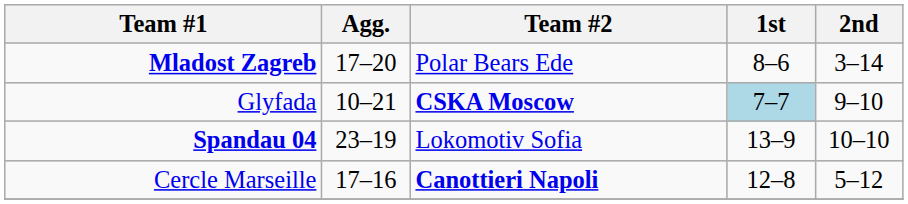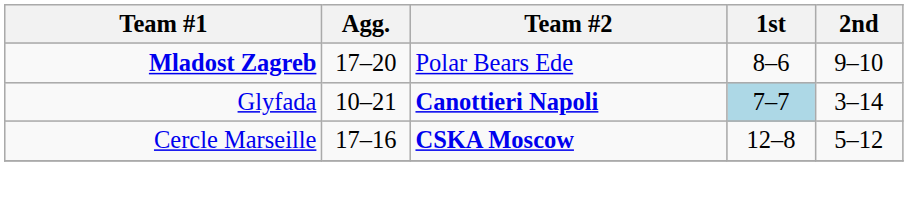(859, 62) 3–14 -> (859, 62) 9–10
(495, 101) CSKA Moscow -> (507, 101) Canottieri Napoli
(859, 101) 9–10 -> (859, 101) 3–14
- row: (255, 140)
(507, 179) Canottieri Napoli -> (495, 140) CSKA Moscow
